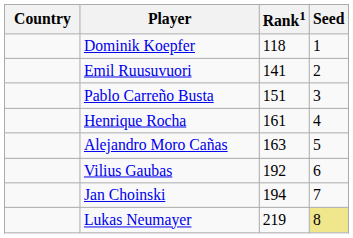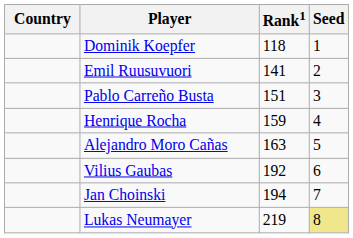(274, 120) 161 -> (274, 120) 159
